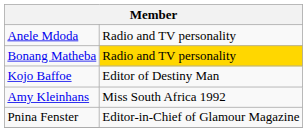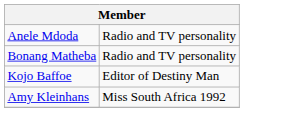(169, 55) gold background -> (169, 55) no background
- row: (43, 117)
